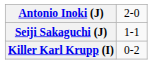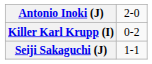rows swapped: (61, 31) <-> (61, 50)
